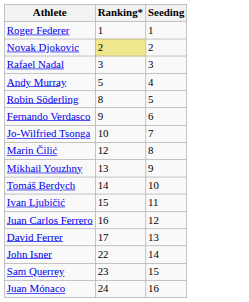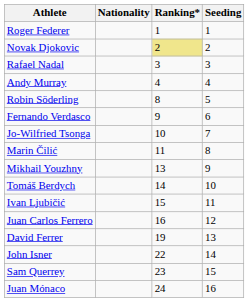+ column: (124, 13)
(100, 82) 5 -> (157, 82) 4
(103, 151) 12 -> (160, 151) 11
(103, 237) 17 -> (160, 237) 19
